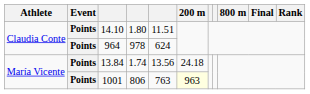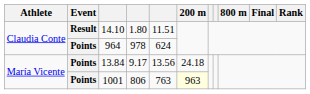(83, 30) Points -> (83, 30) Result
(137, 63) 1.74 -> (138, 63) 9.17
